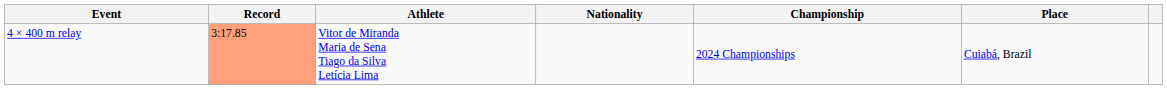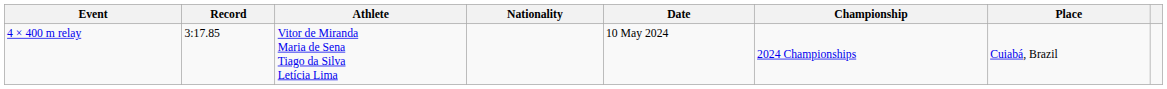+ column: (679, 14)
(229, 33) lightsalmon background -> (202, 33) no background
